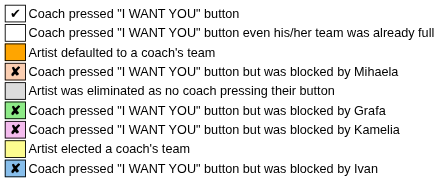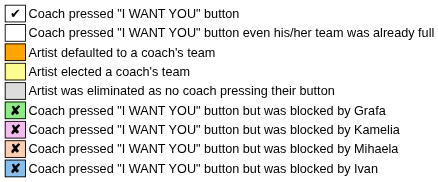rows swapped: (109, 149) <-> (213, 72)
